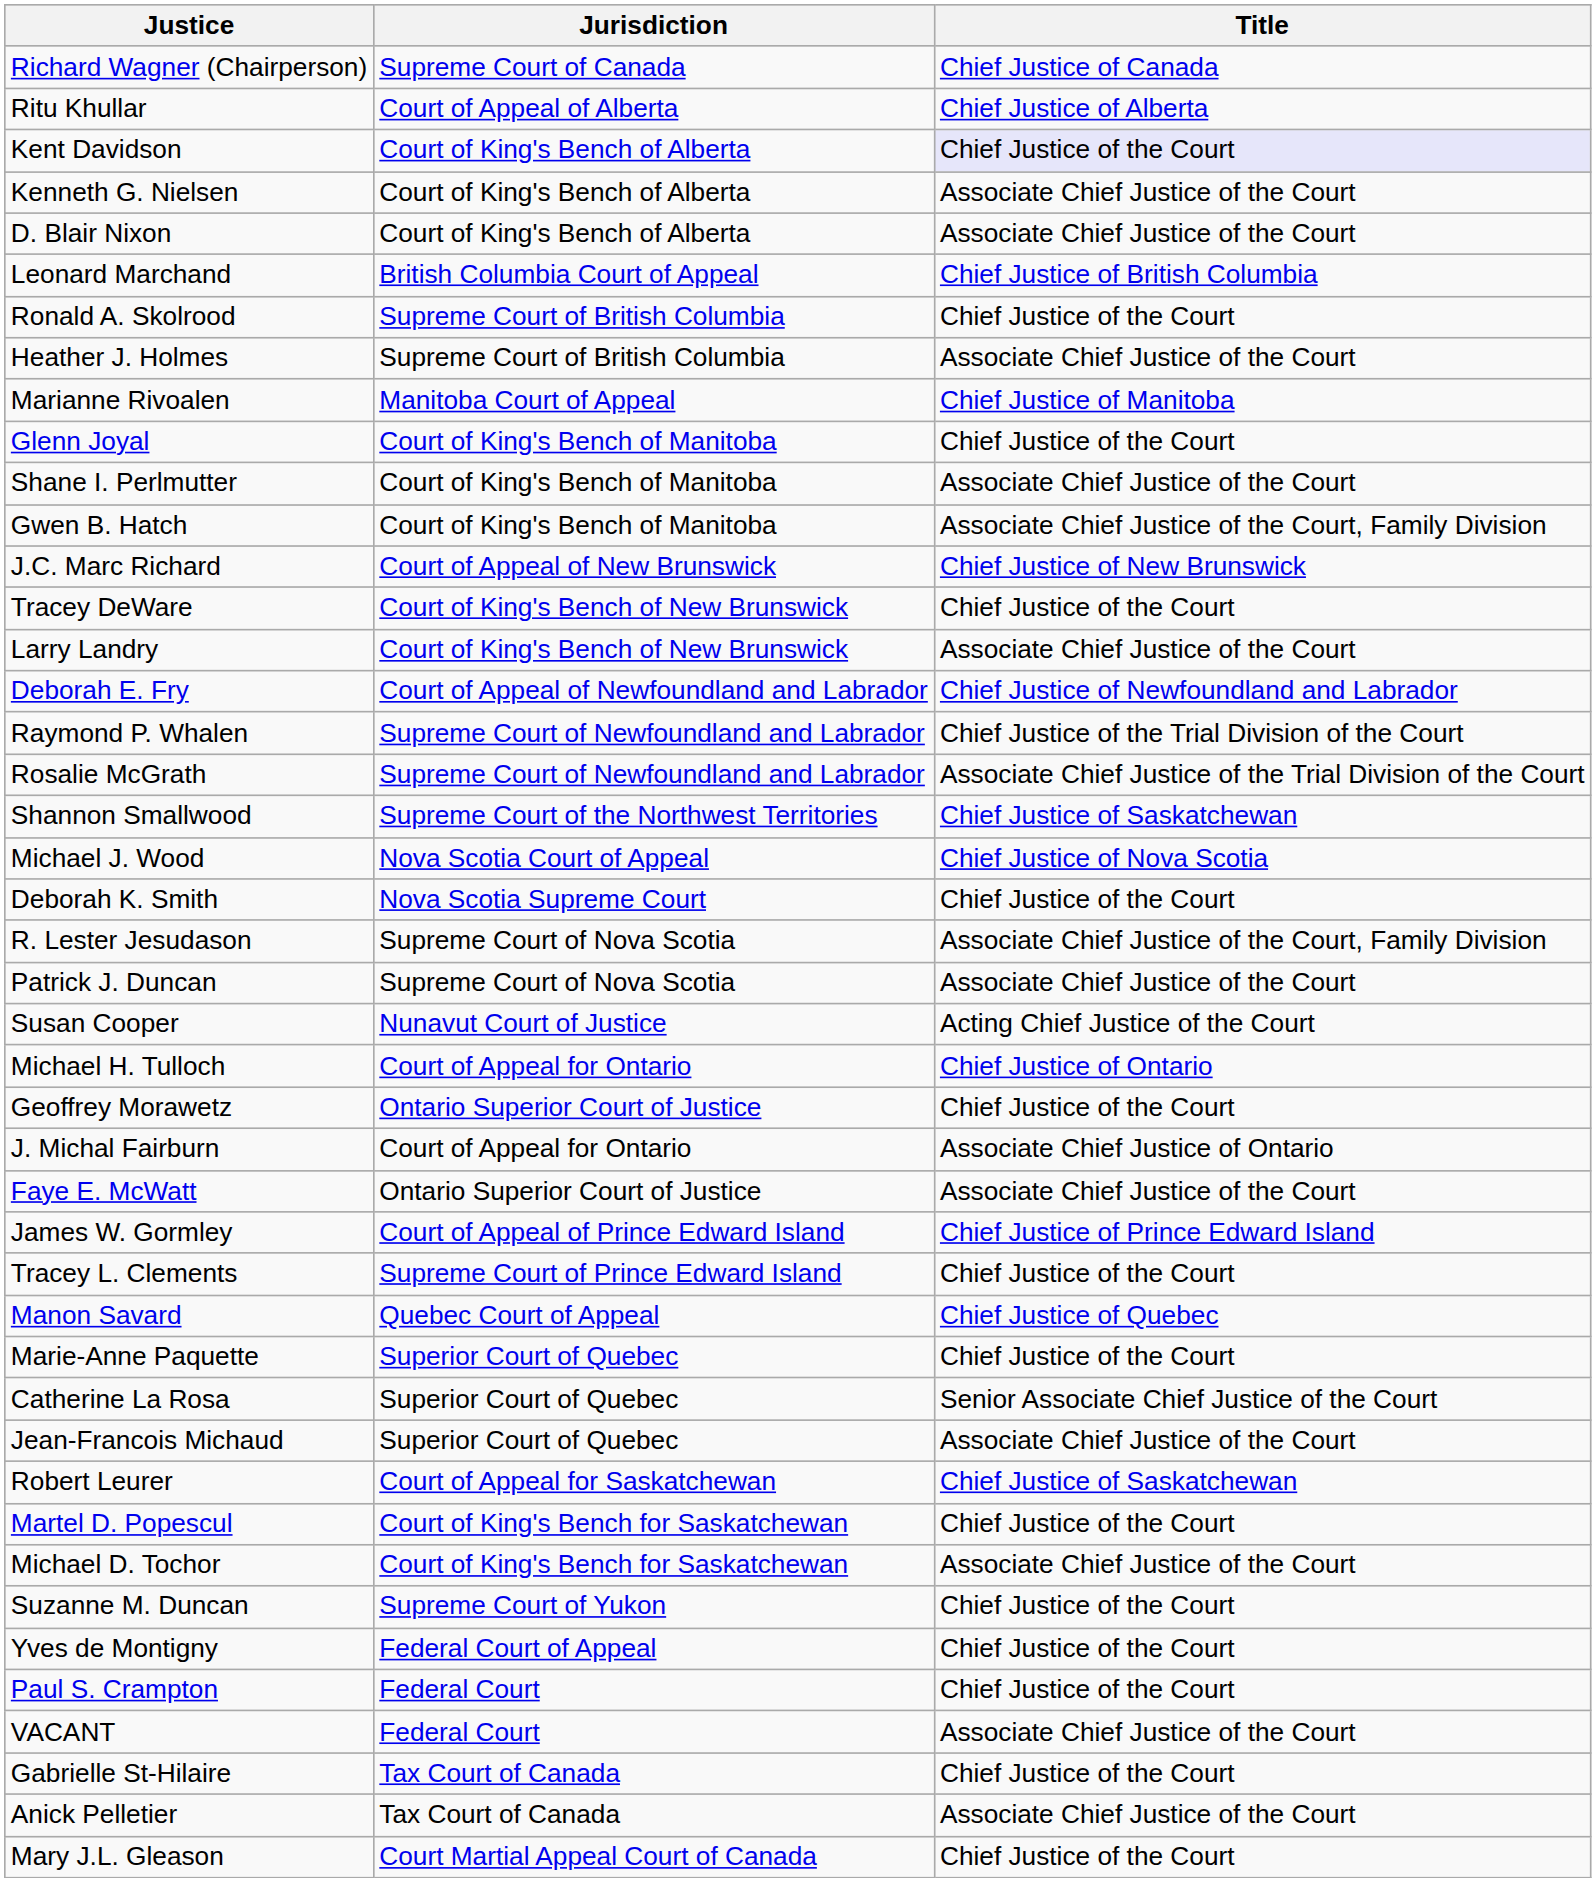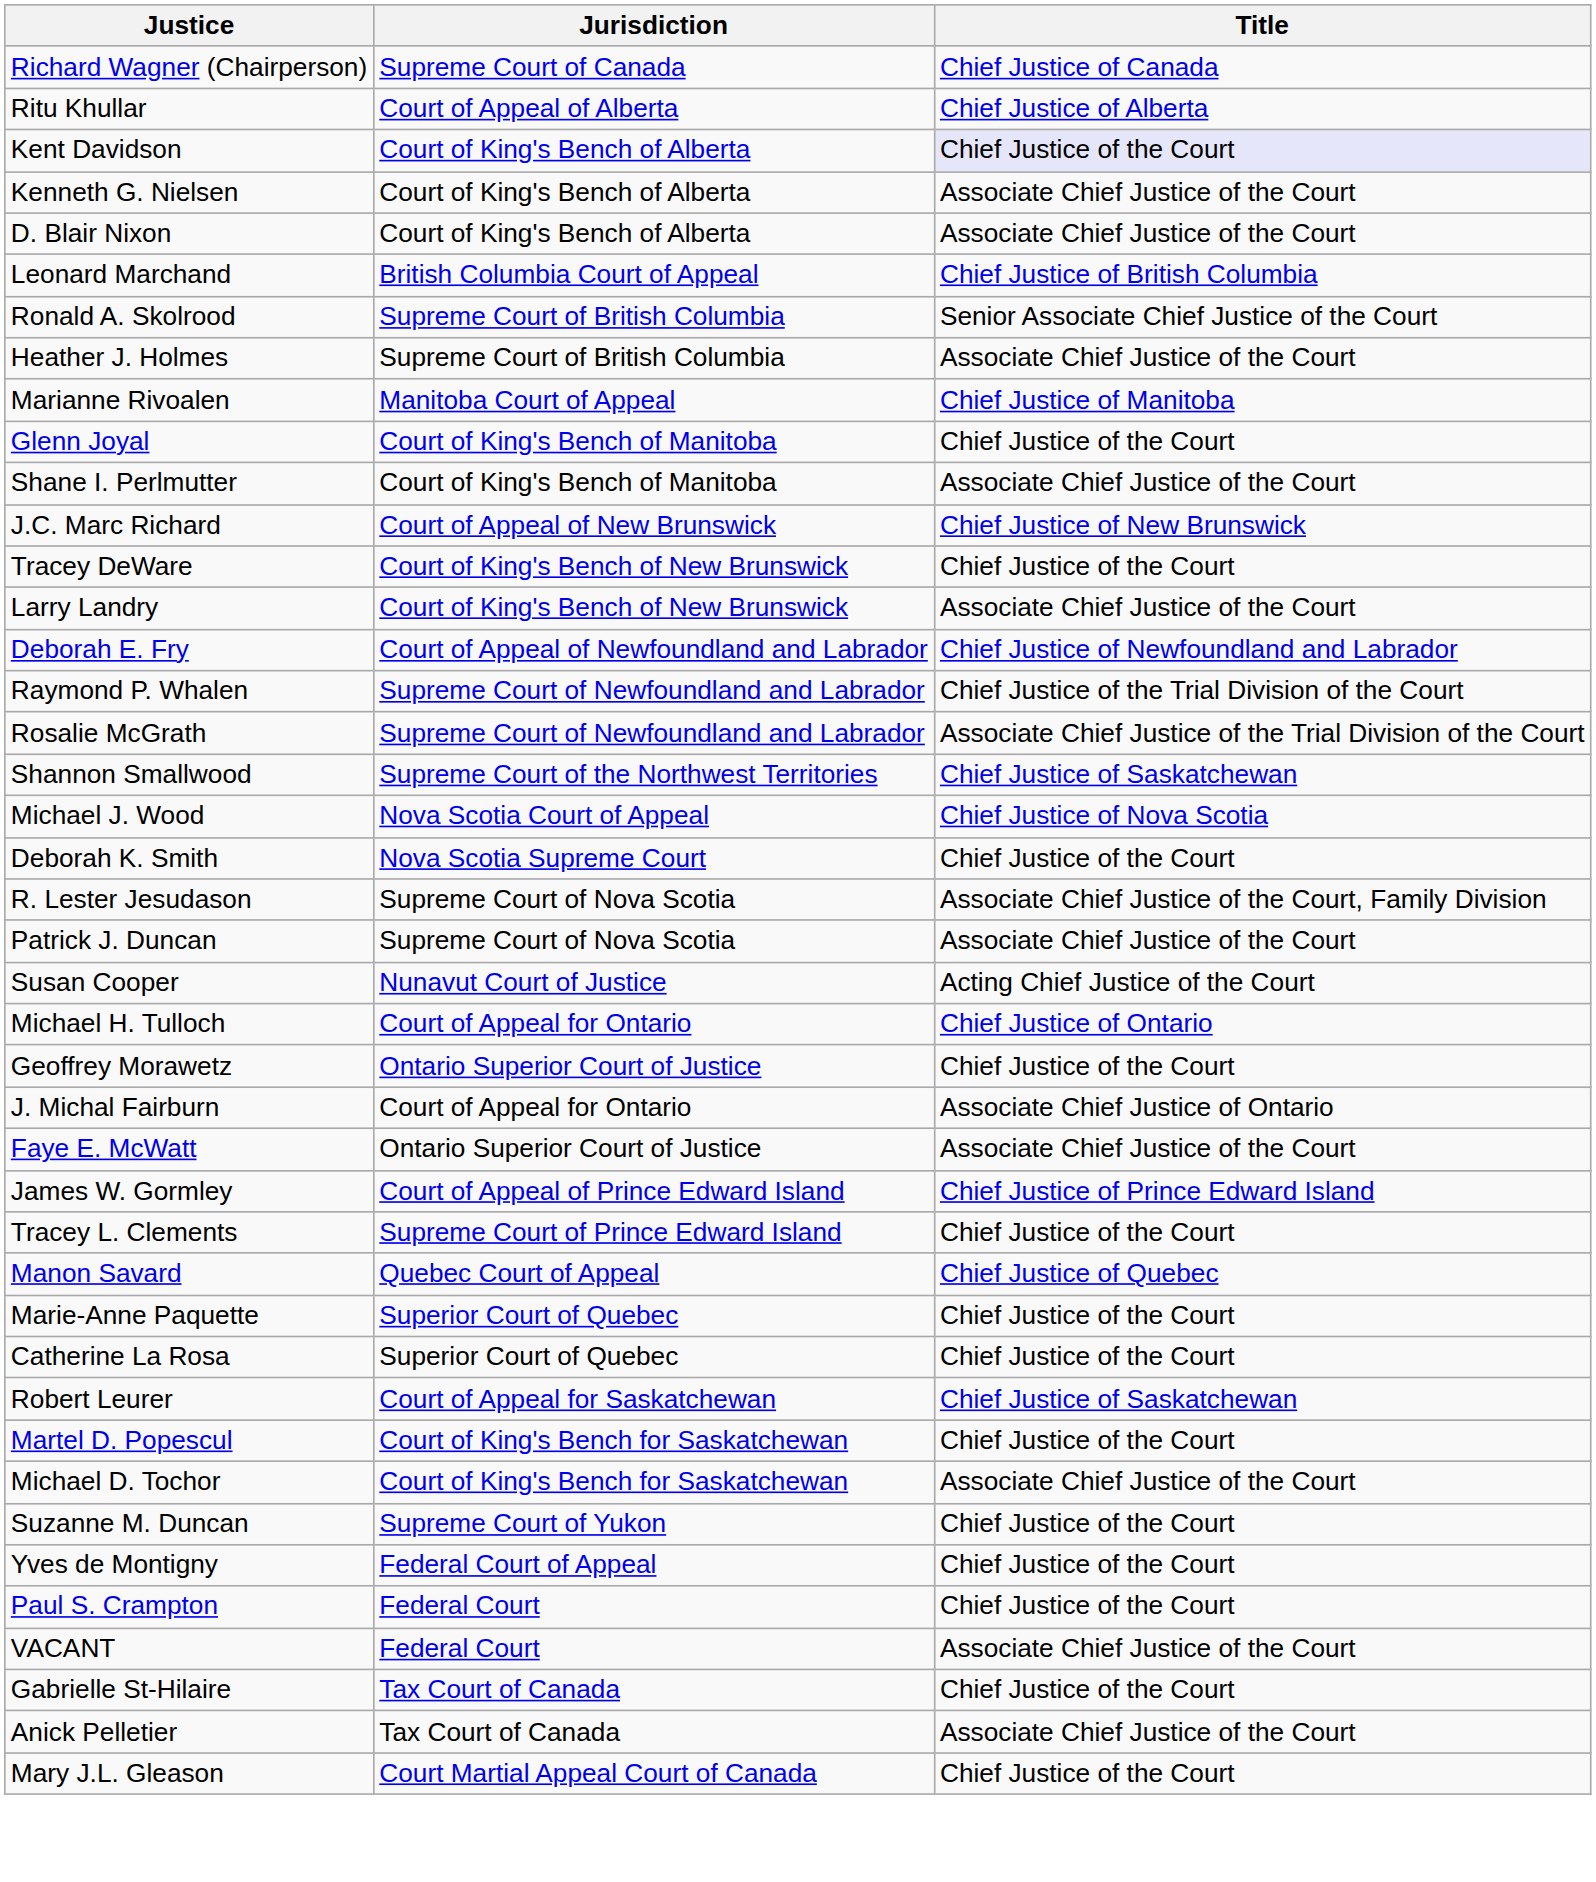(1087, 316) Chief Justice of the Court -> (1189, 316) Senior Associate Chief Justice of the Court
- row: (99, 524)
(1189, 1398) Senior Associate Chief Justice of the Court -> (1087, 1356) Chief Justice of the Court
- row: (147, 1440)
